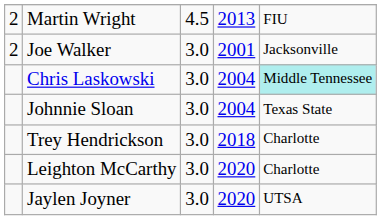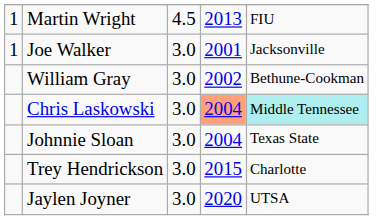(14, 19) 2 -> (14, 19) 1
(14, 49) 2 -> (14, 49) 1
+ row: (79, 79)
(236, 79) no background -> (223, 109) lightsalmon background
(236, 139) 2018 -> (223, 169) 2015
- row: (102, 169)
